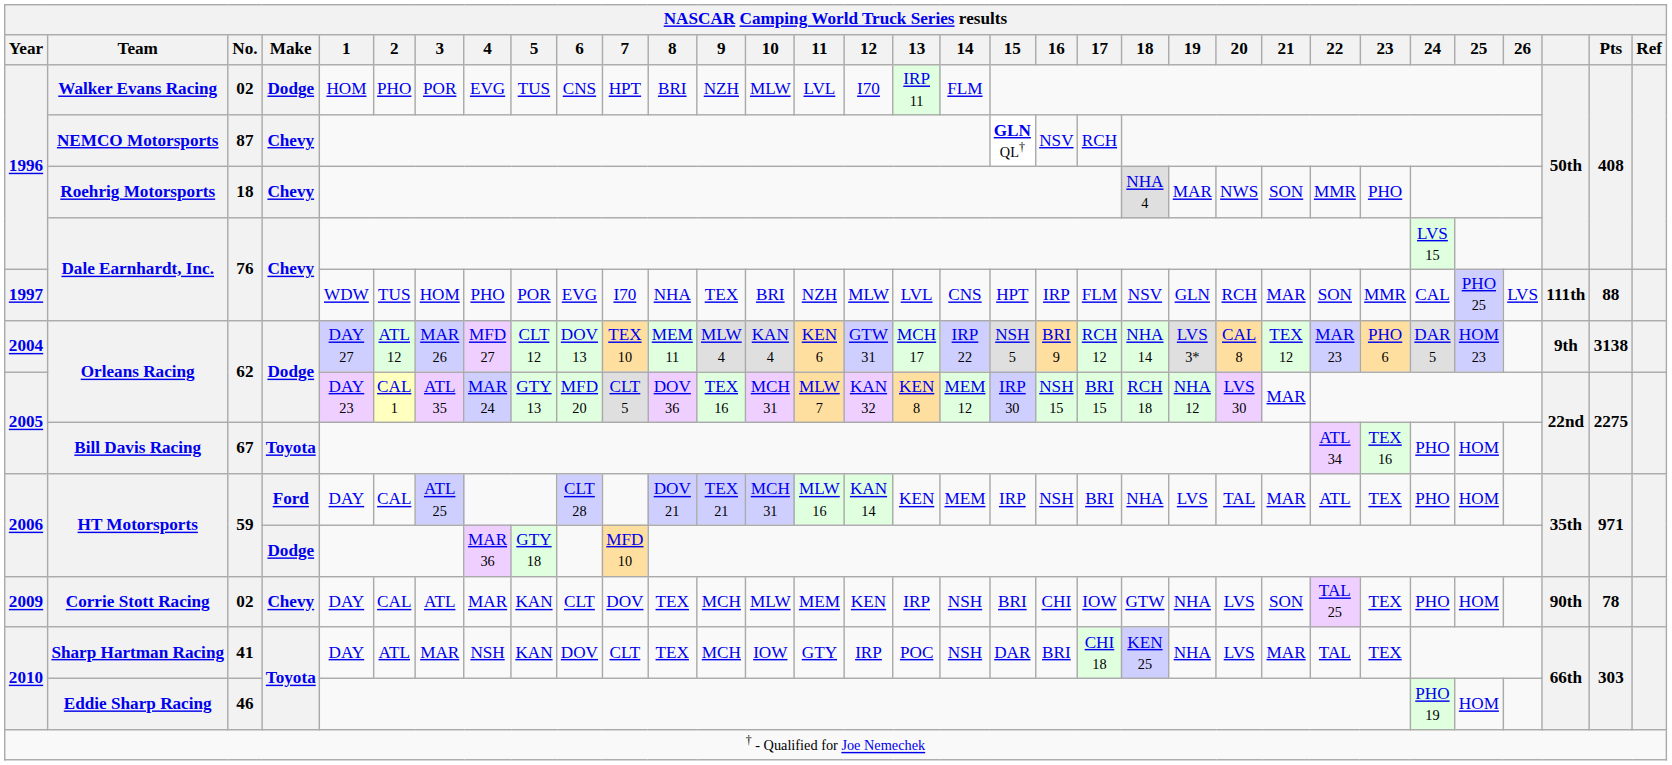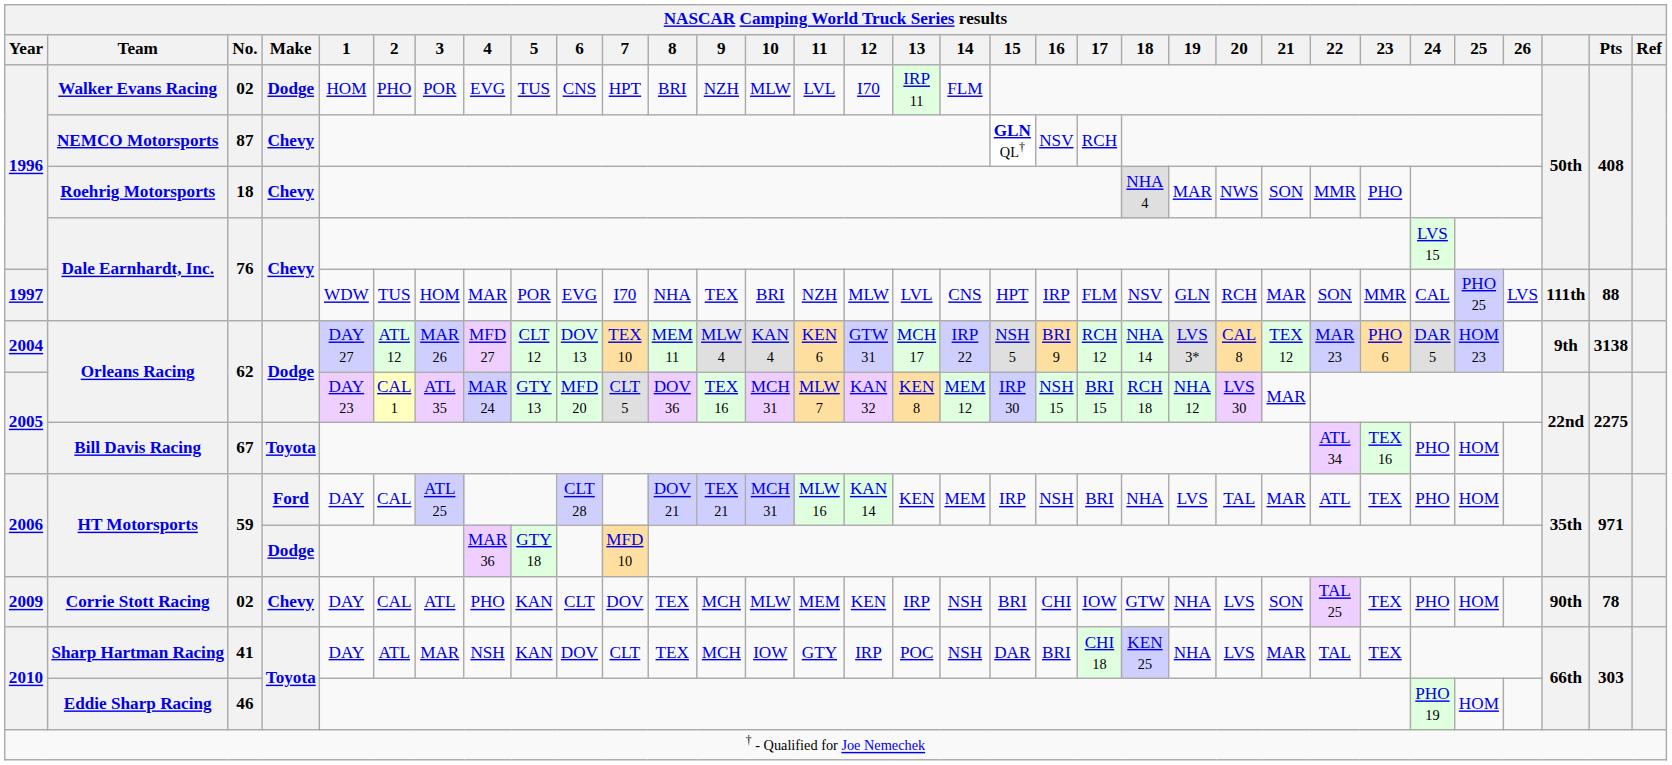(488, 294) PHO -> (488, 294) MAR
(488, 601) MAR -> (488, 601) PHO
